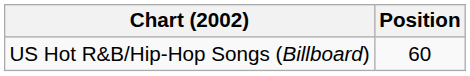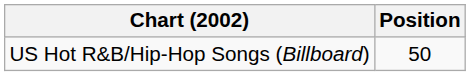(420, 53) 60 -> (420, 53) 50
